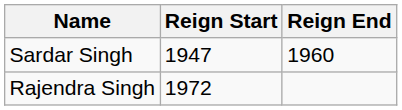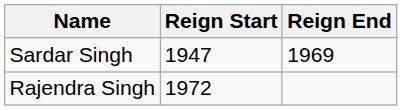(311, 54) 1960 -> (311, 54) 1969
